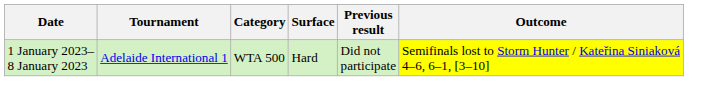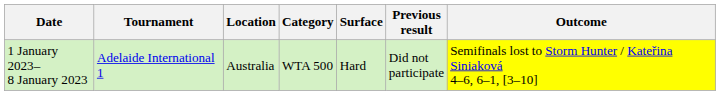+ column: (251, 22)
